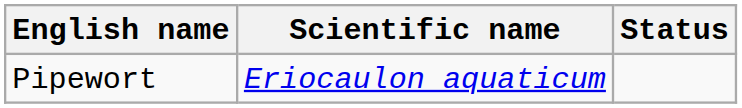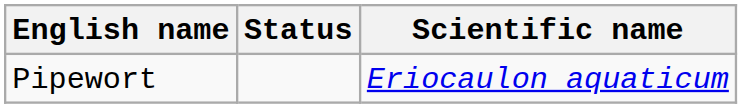columns swapped: (425, 30) <-> (675, 30)
